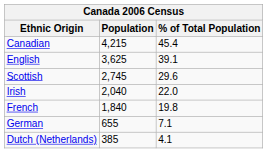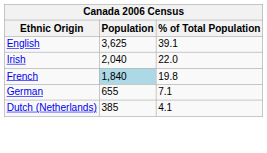- row: (28, 44)
- row: (25, 76)
(114, 108) no background -> (114, 76) lightblue background
